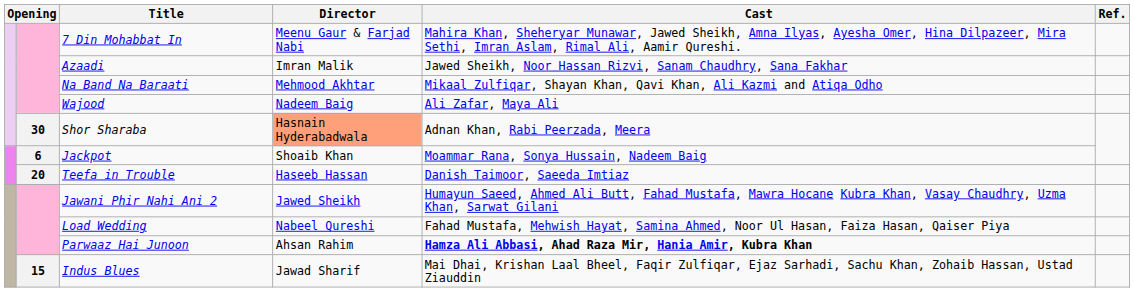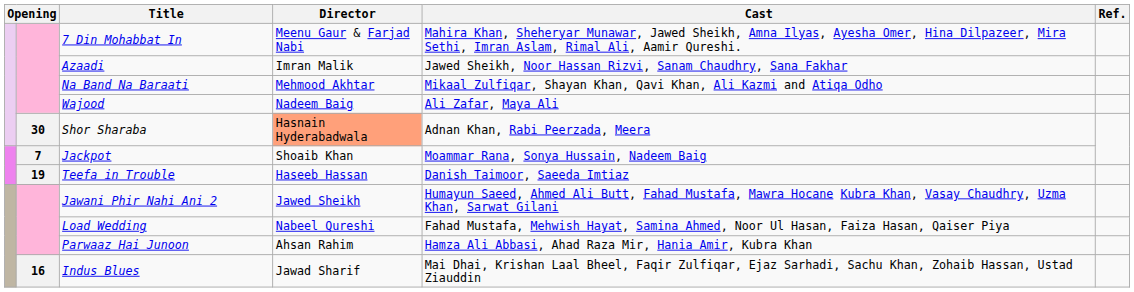(38, 155) 6 -> (38, 155) 7
(38, 174) 20 -> (38, 174) 19
(619, 245) bold -> (619, 245) normal
(38, 271) 15 -> (38, 271) 16
